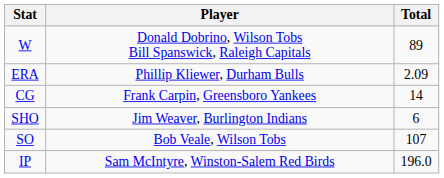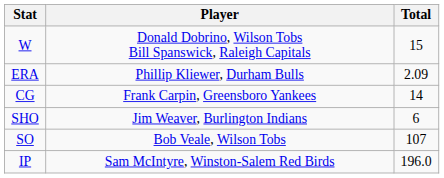(416, 44) 89 -> (416, 44) 15
